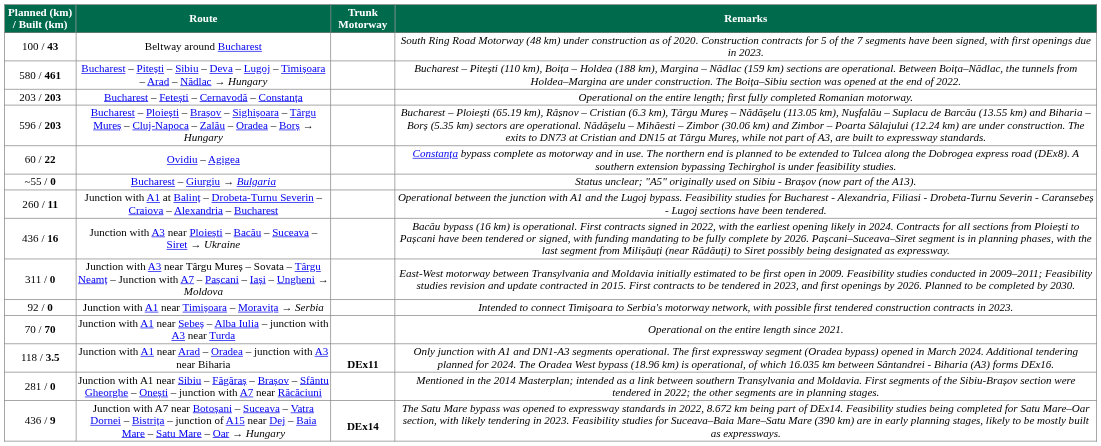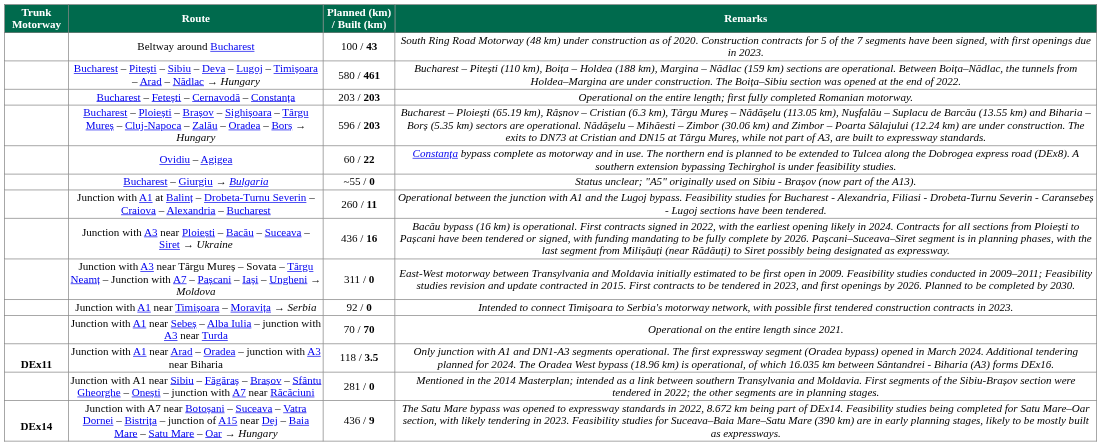columns swapped: (363, 18) <-> (40, 18)
